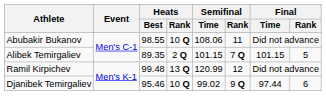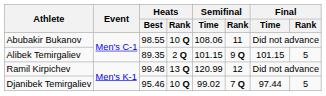(238, 55) 7 Q -> (238, 55) 9 Q
(238, 84) 9 Q -> (238, 84) 7 Q
(306, 84) 6 -> (306, 84) 5
